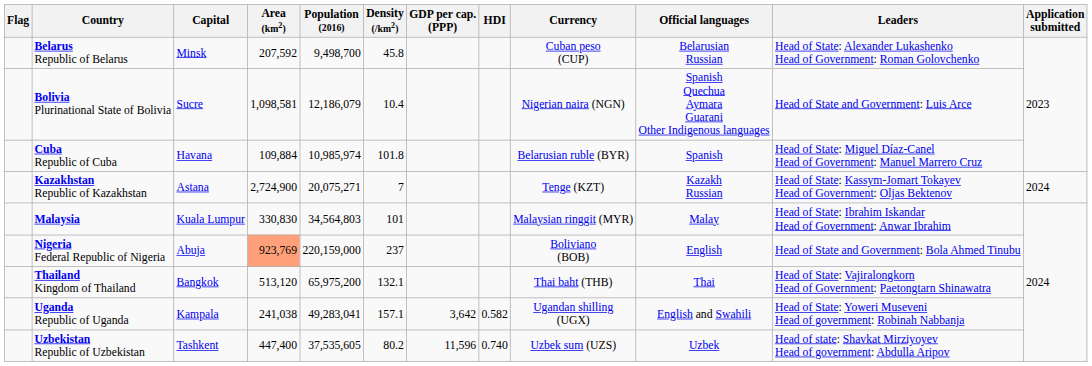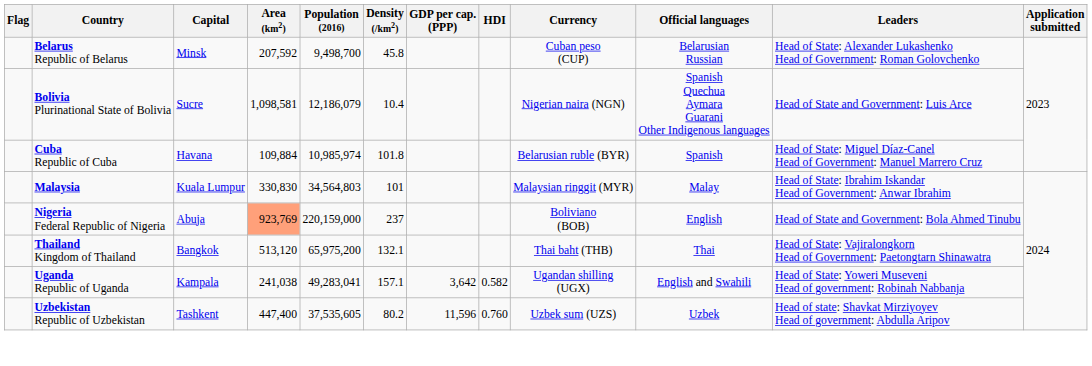- row: (91, 187)
(495, 345) 0.740 -> (495, 314) 0.760
